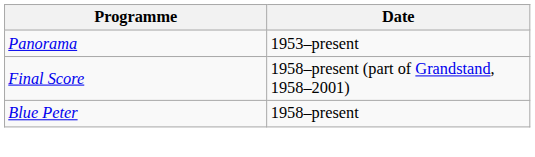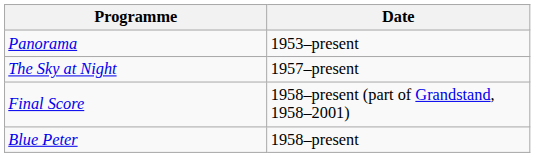+ row: (62, 69)
